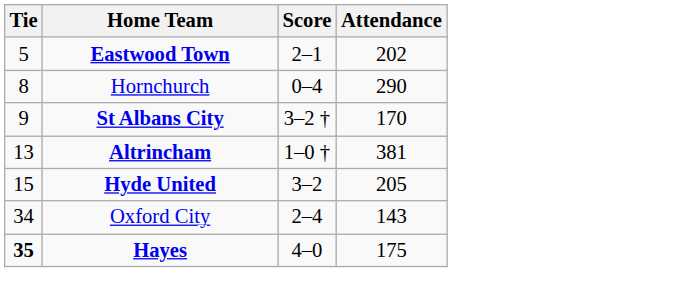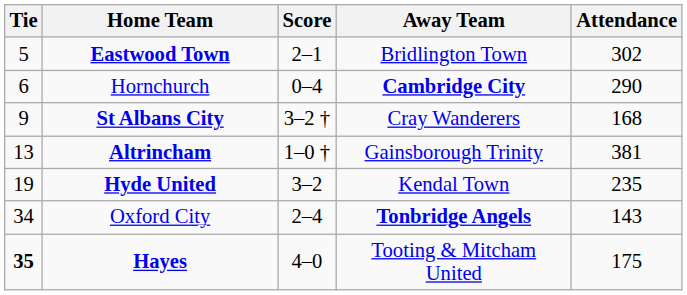+ column: (454, 20)
(391, 53) 202 -> (627, 53) 302
(24, 86) 8 -> (24, 86) 6
(391, 119) 170 -> (627, 119) 168
(24, 184) 15 -> (24, 184) 19
(391, 184) 205 -> (627, 184) 235
